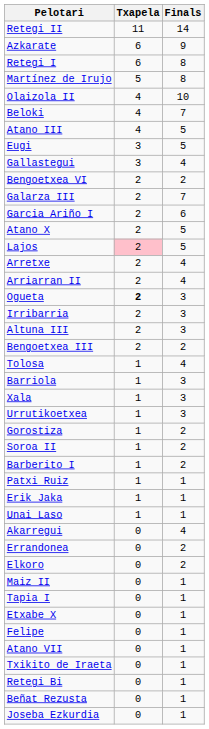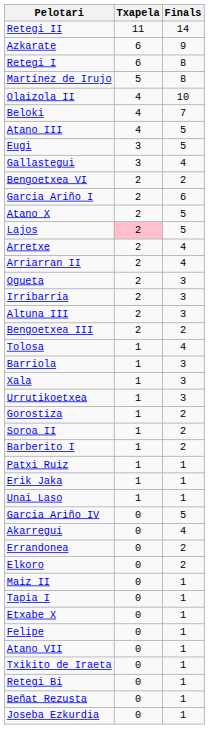- row: (41, 197)
(138, 297) bold -> (138, 281) normal
+ row: (53, 515)
